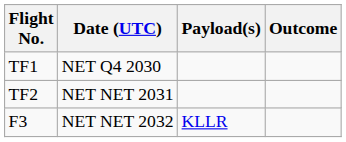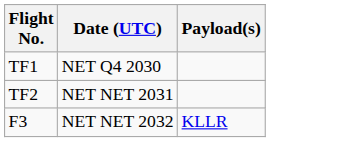- column: (303, 28)
